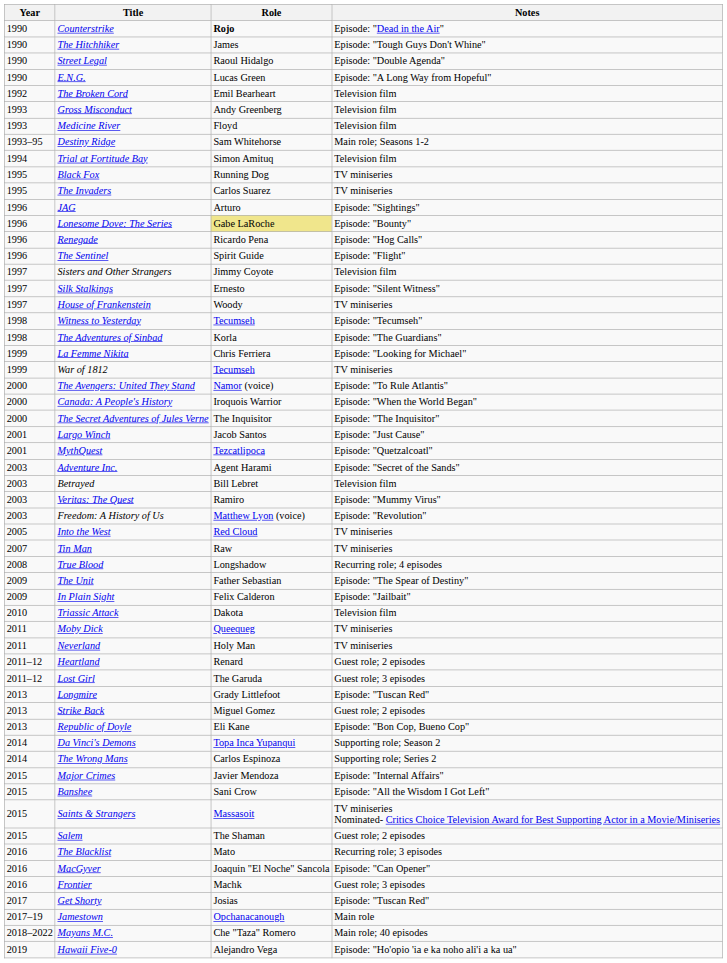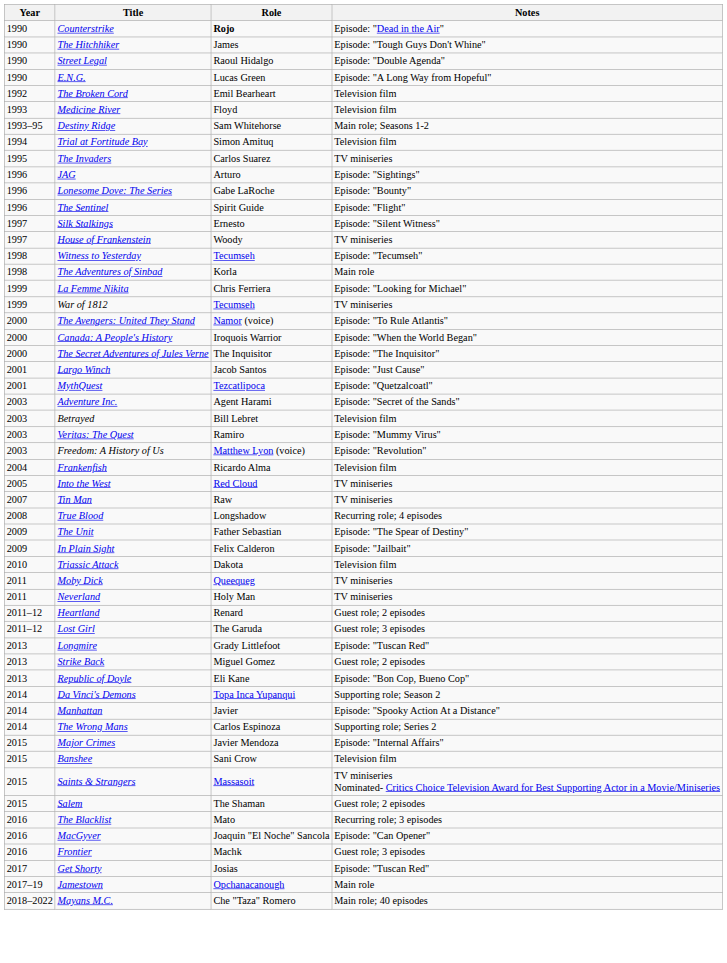- row: (95, 110)
- row: (78, 175)
(244, 223) khaki background -> (244, 191) no background
- row: (78, 239)
- row: (115, 272)
(388, 337) Episode: "The Guardians" -> (354, 272) Main role
+ row: (82, 467)
+ row: (80, 710)
(412, 792) Episode: "All the Wisdom I Got Left" -> (365, 759) Television film
- row: (87, 949)
